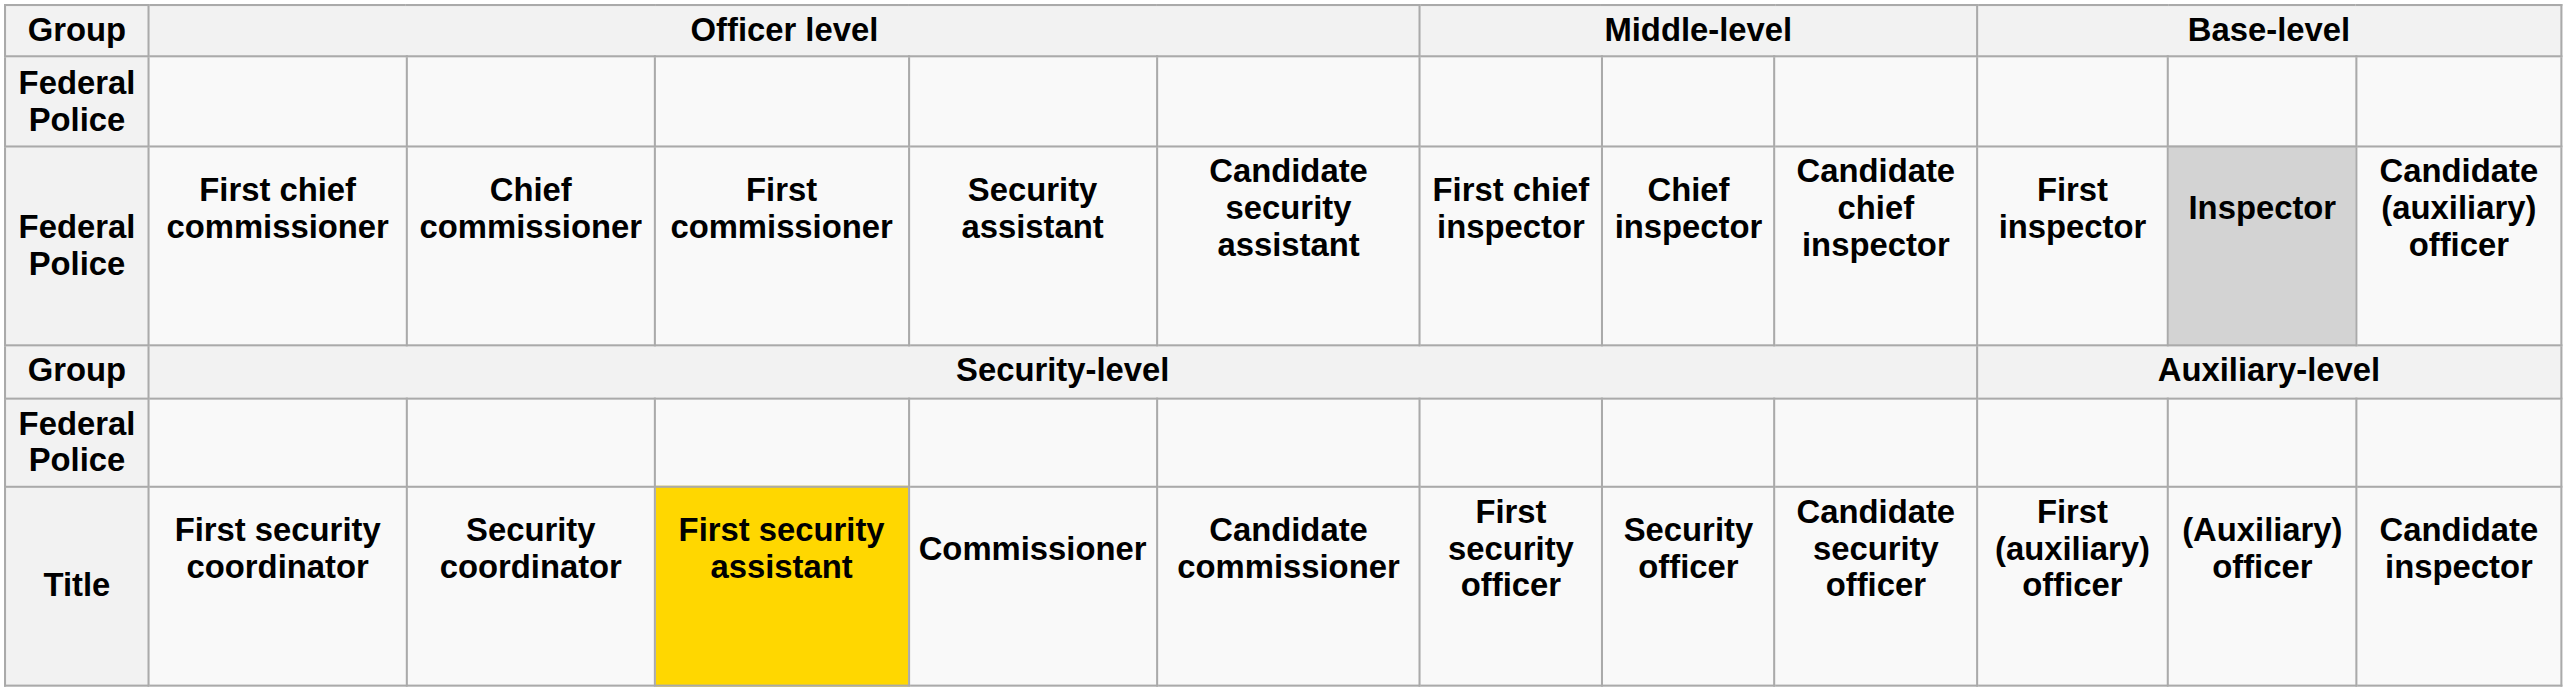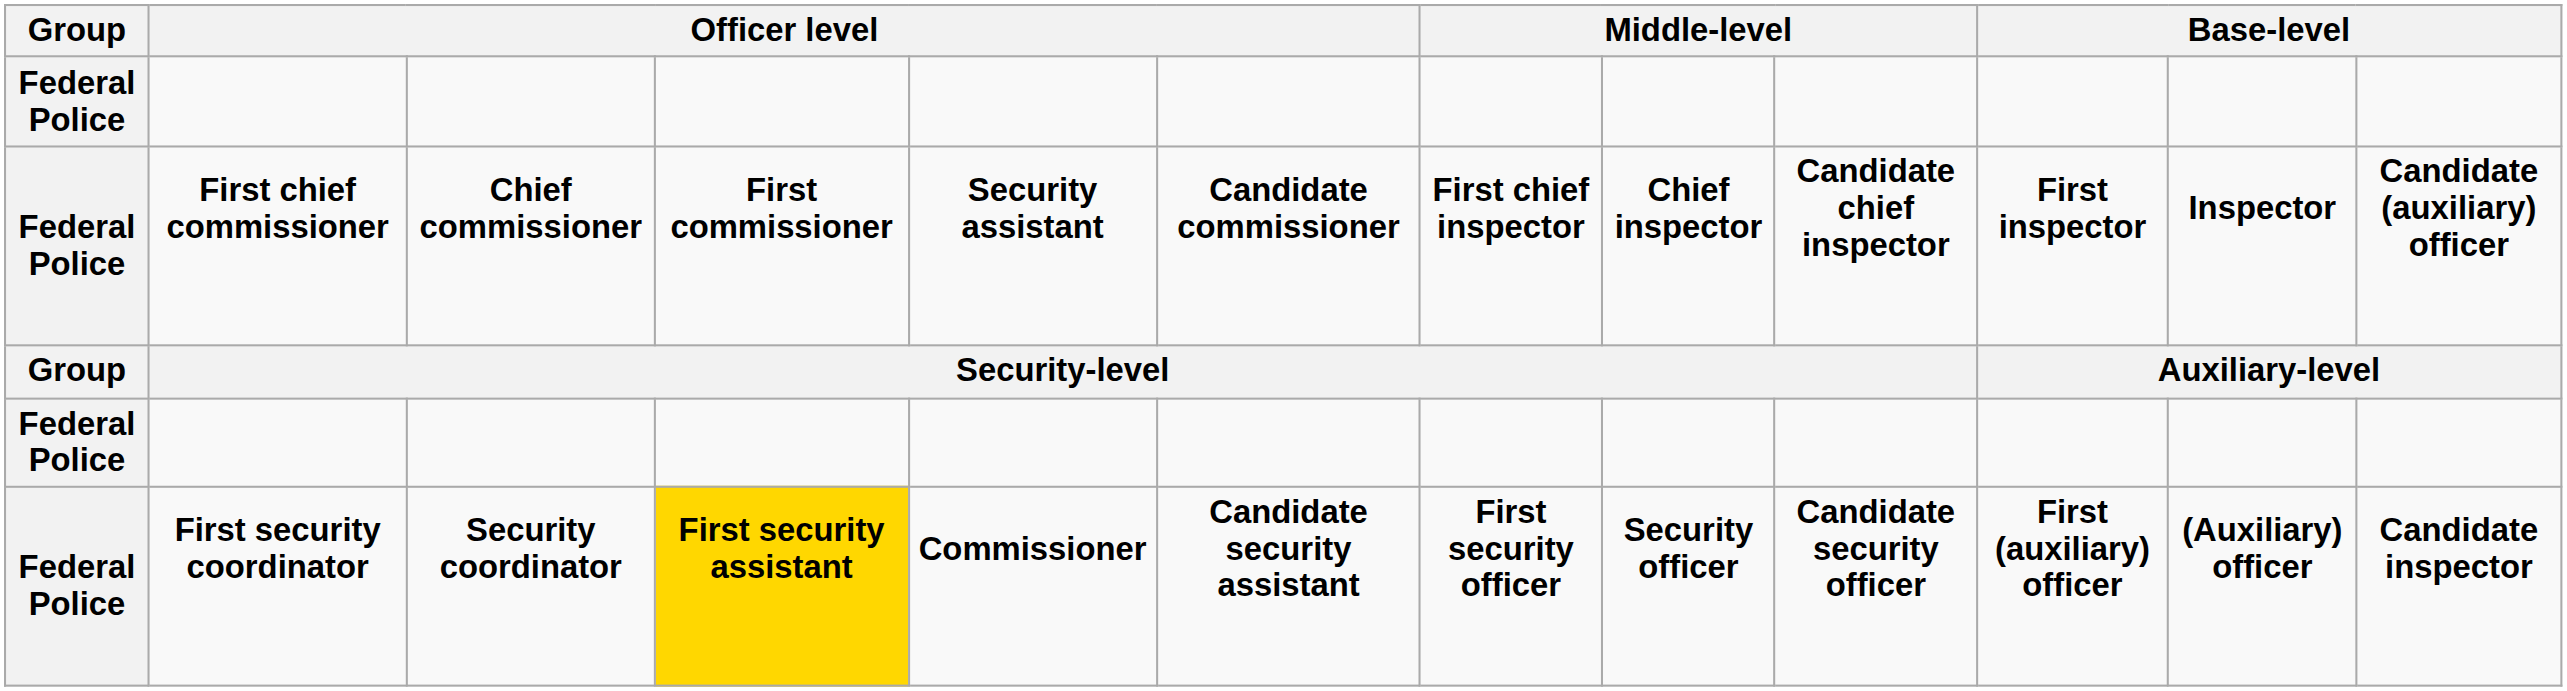(1289, 208) Candidate security assistant -> (1289, 208) Candidate commissioner
(2262, 208) lightgrey background -> (2262, 208) no background
(77, 585) Title -> (77, 585) Federal Police
(1289, 548) Candidate commissioner -> (1289, 548) Candidate security assistant
